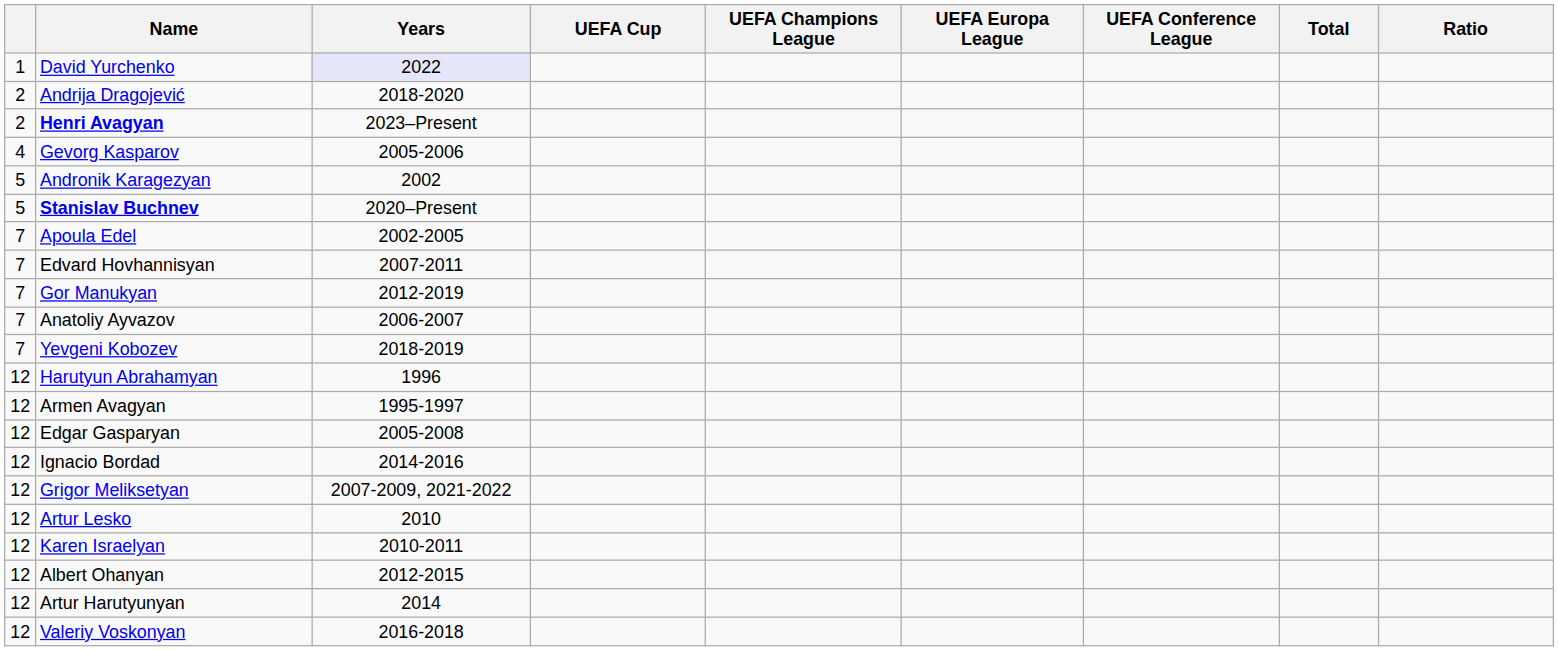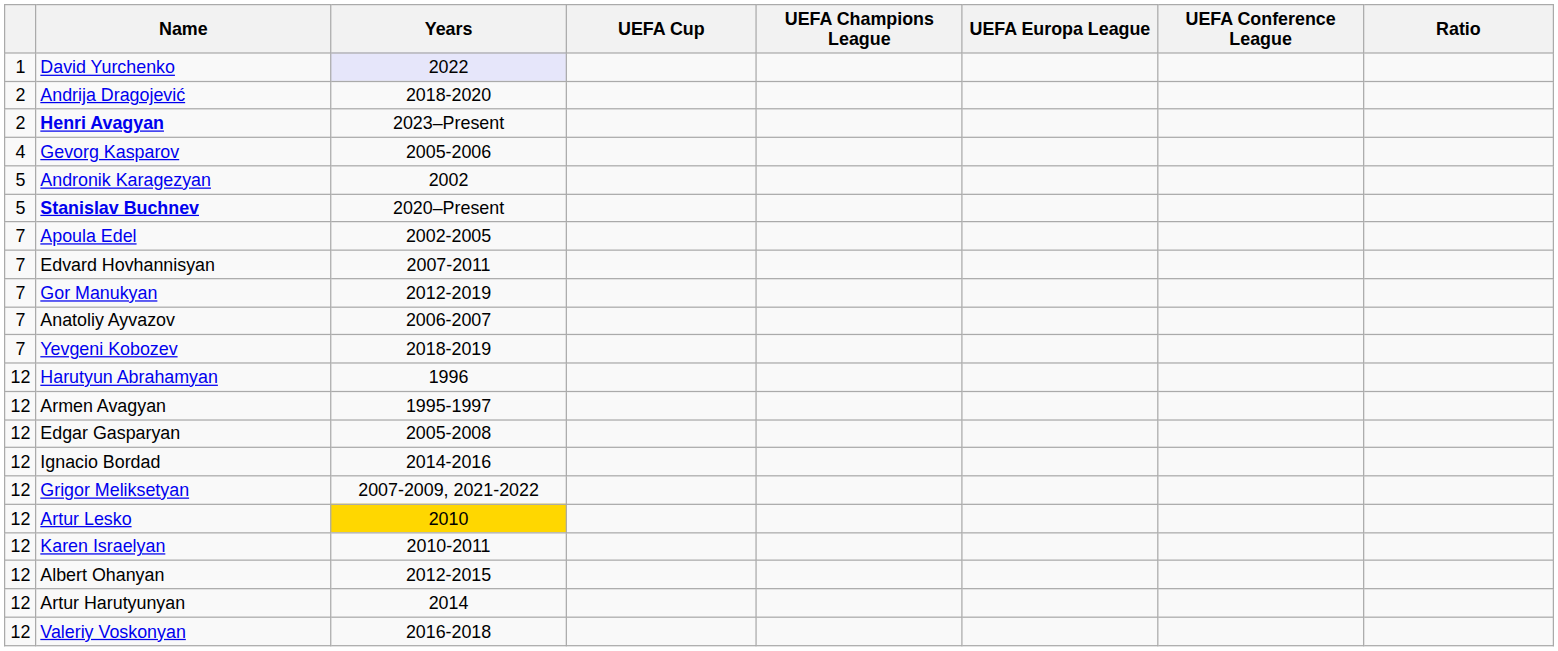- column: (1329, 29)
(421, 519) no background -> (449, 519) gold background
